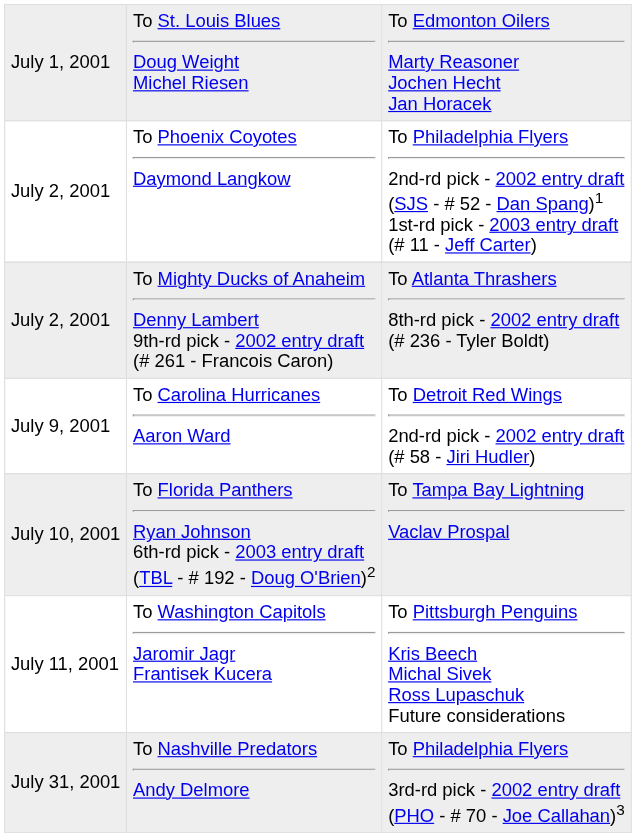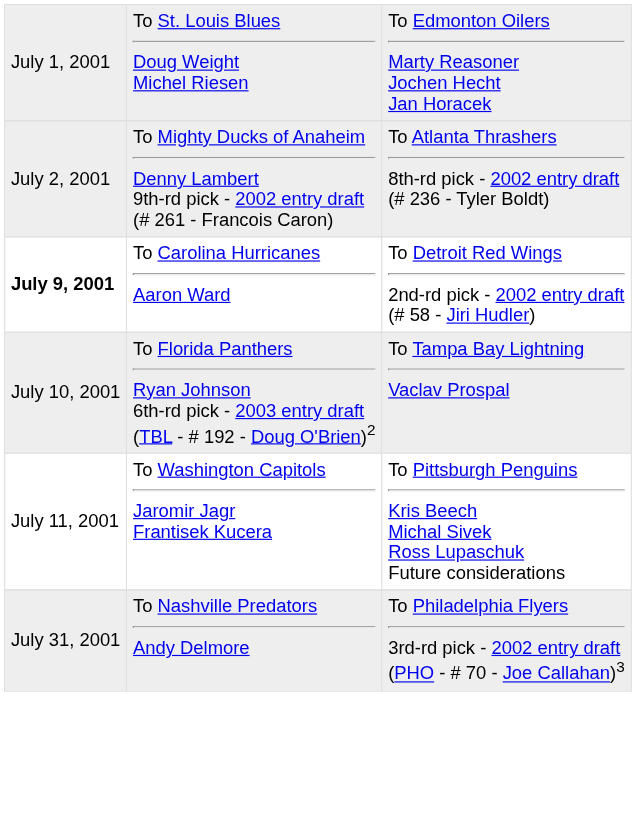- row: (254, 158)
(61, 426) normal -> (63, 284) bold
